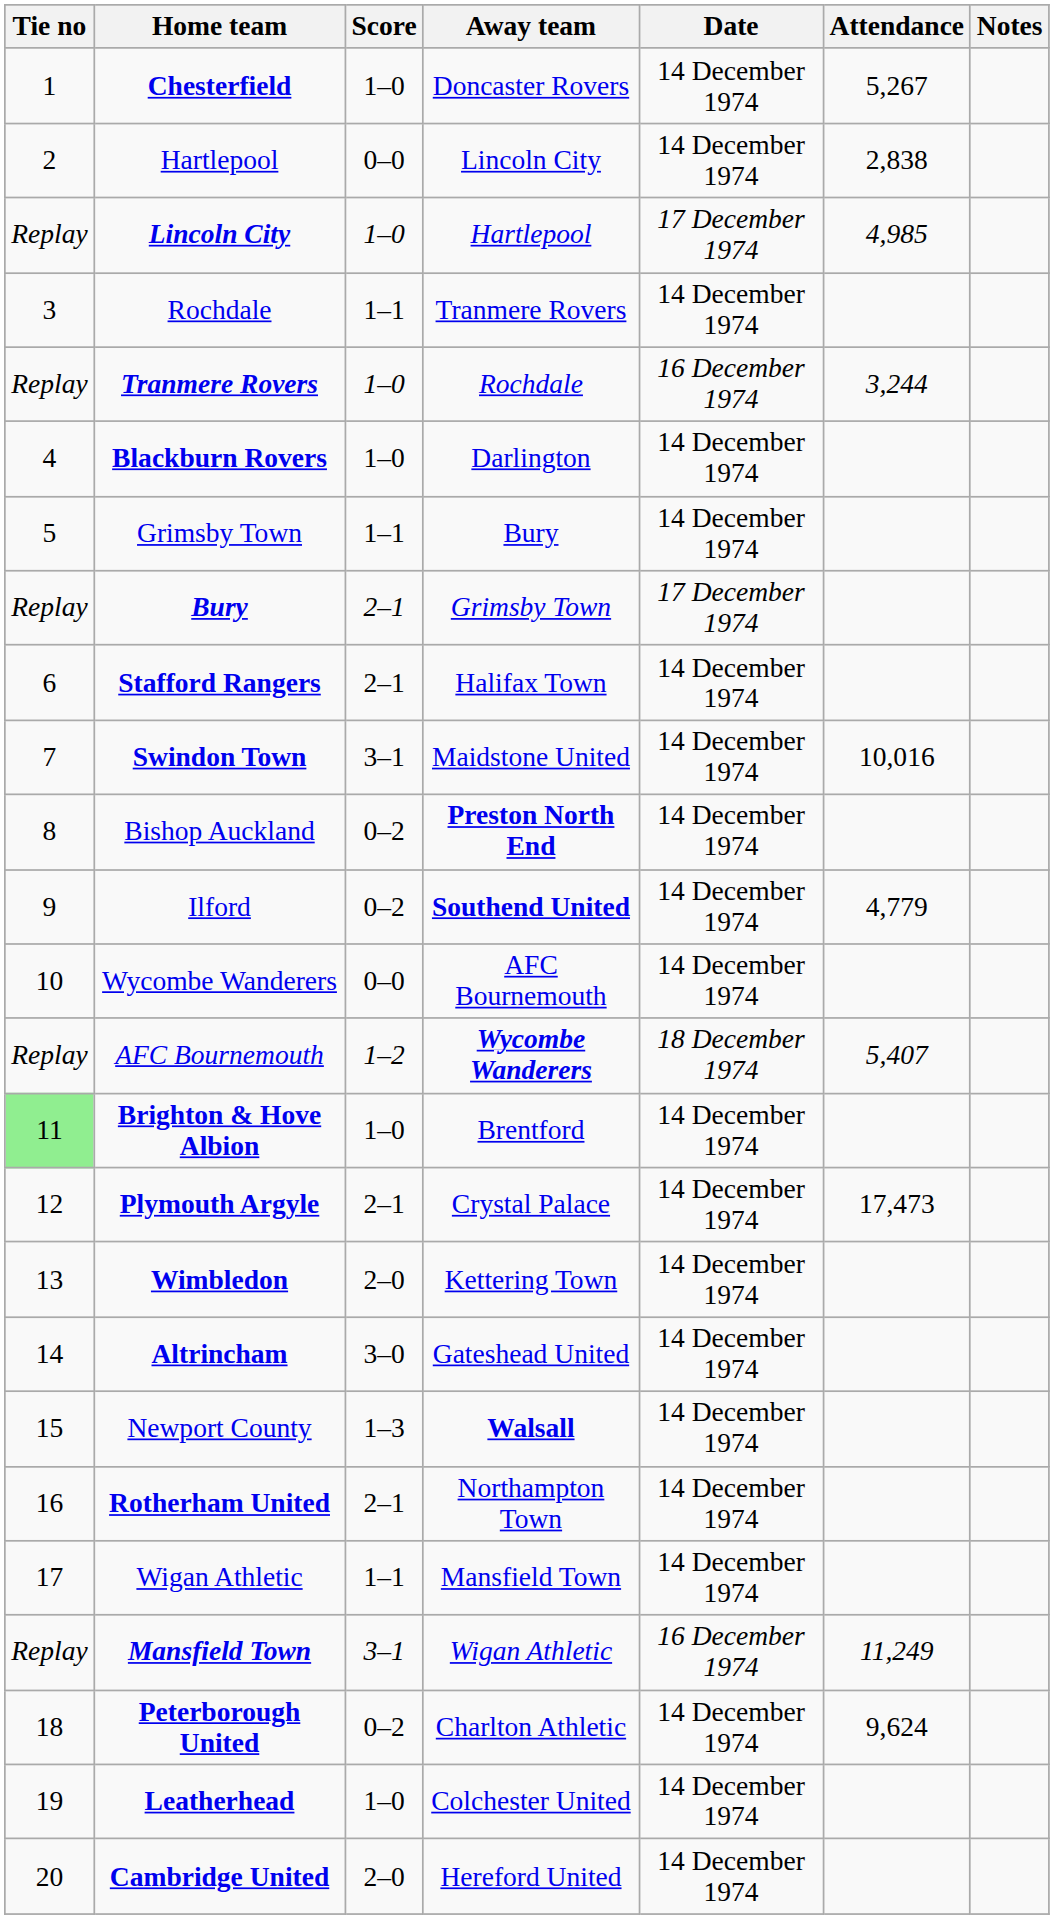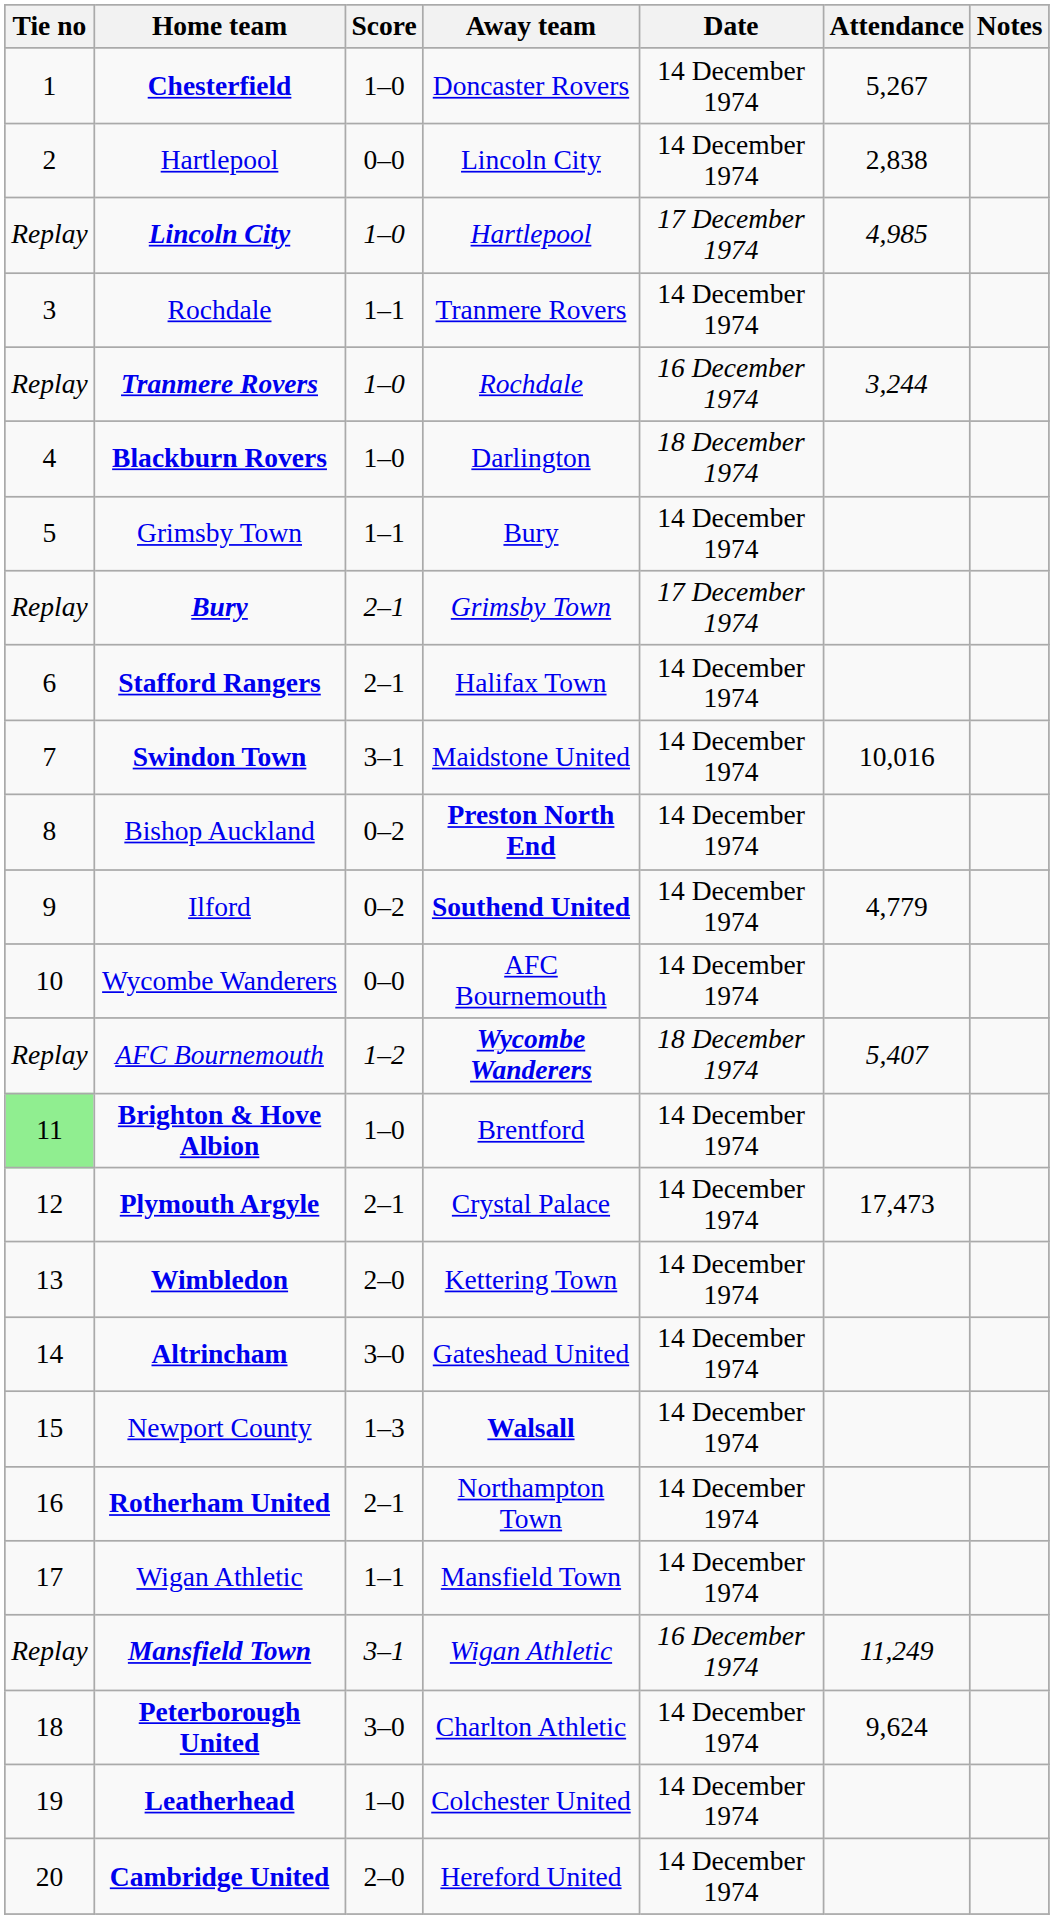(731, 458) 14 December 1974 -> (731, 458) 18 December 1974
(384, 1726) 0–2 -> (384, 1726) 3–0
